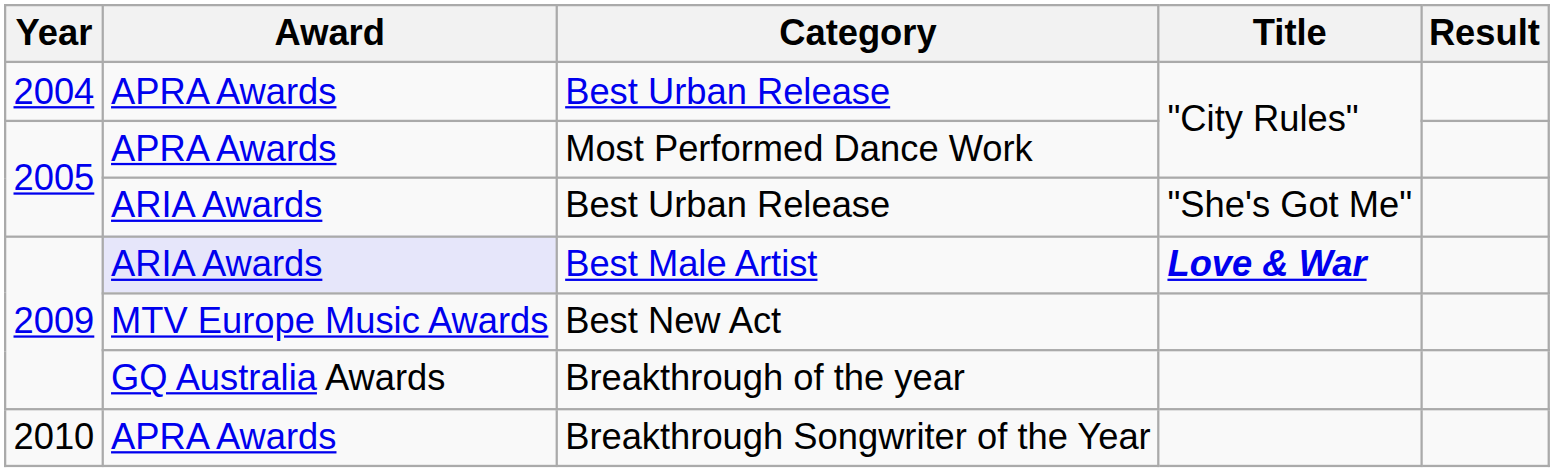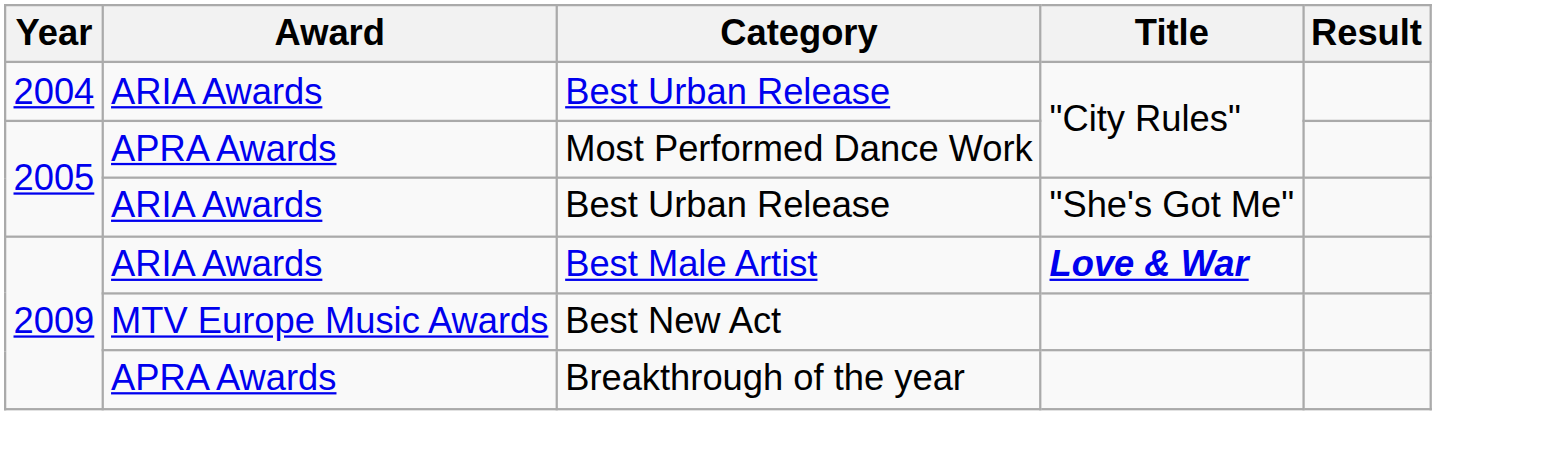(224, 90) APRA Awards -> (217, 90) ARIA Awards
(217, 263) lavender background -> (217, 263) no background
(278, 378) GQ Australia Awards -> (224, 378) APRA Awards
- row: (54, 436)
